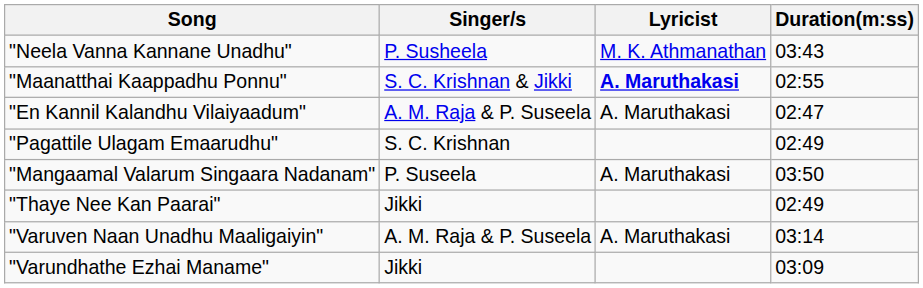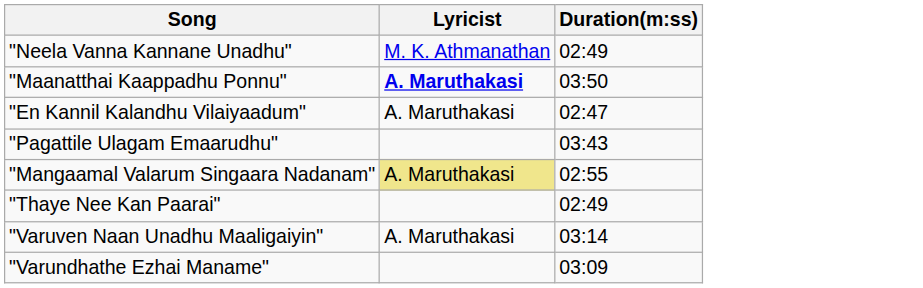- column: (488, 19)
(800, 50) 03:43 -> (584, 50) 02:49
(800, 81) 02:55 -> (584, 81) 03:50
(800, 143) 02:49 -> (584, 143) 03:43
(665, 174) no background -> (449, 174) khaki background
(800, 174) 03:50 -> (584, 174) 02:55
